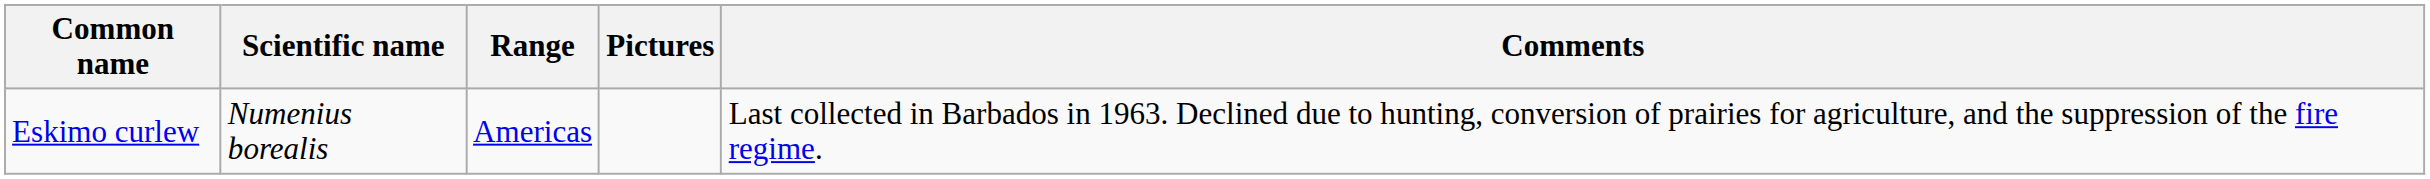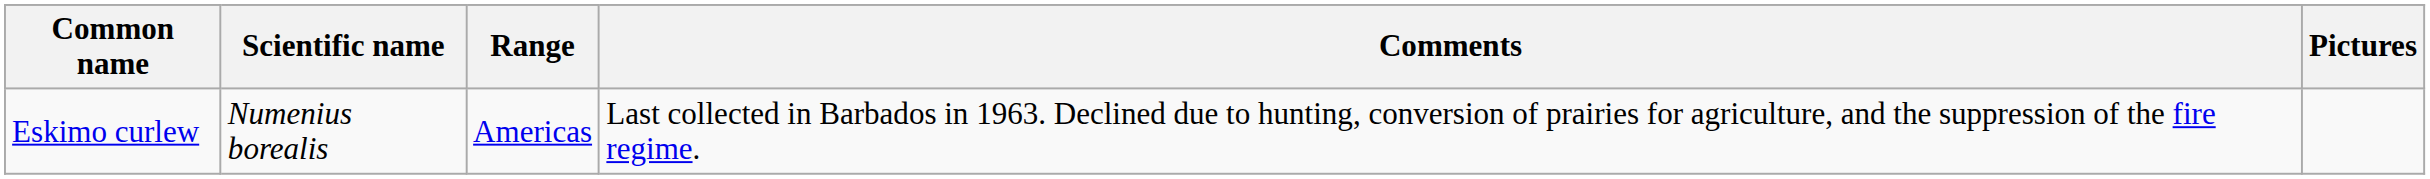columns swapped: (1573, 46) <-> (660, 46)
